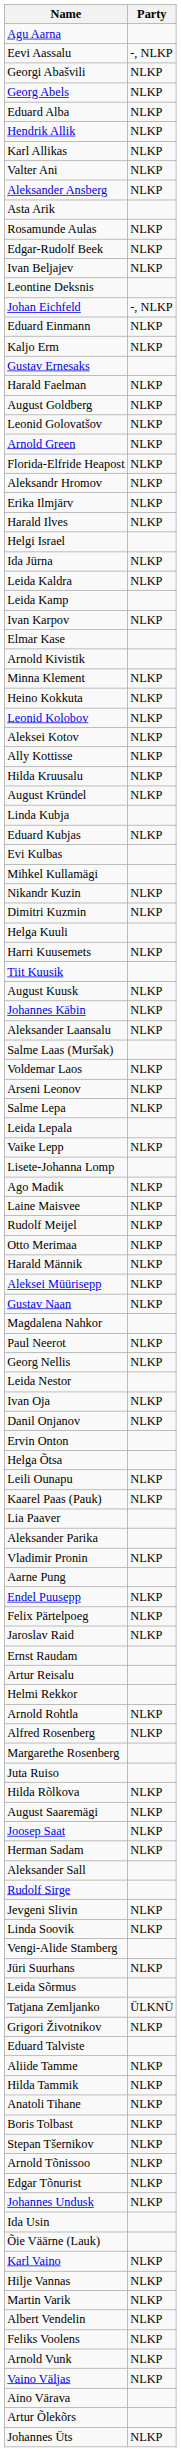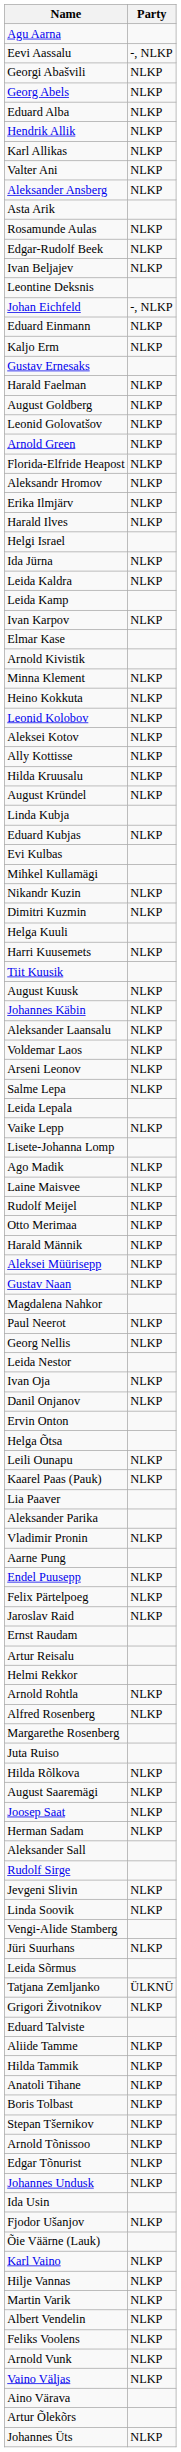- row: (60, 1049)
+ row: (46, 2222)
